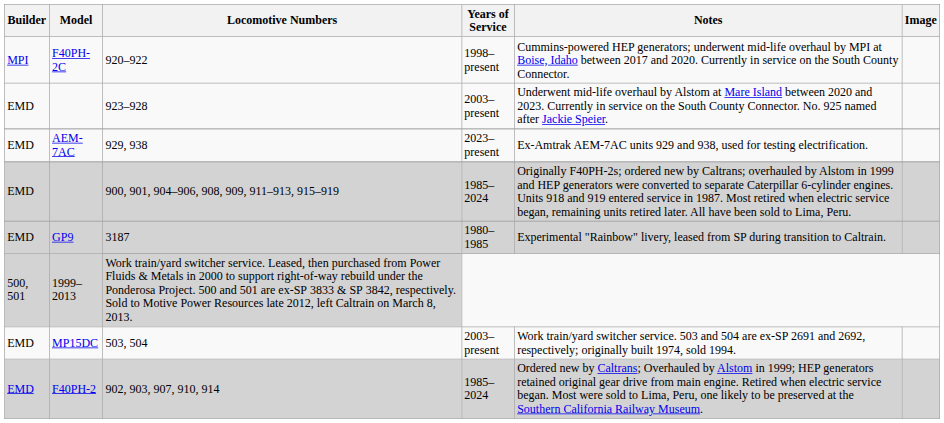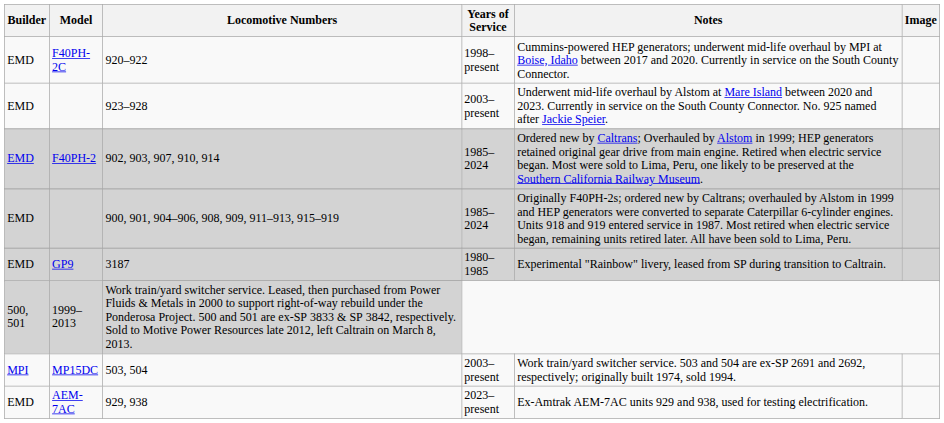(18, 60) MPI -> (20, 60) EMD
rows swapped: (162, 389) <-> (126, 145)
(20, 342) EMD -> (18, 369) MPI
